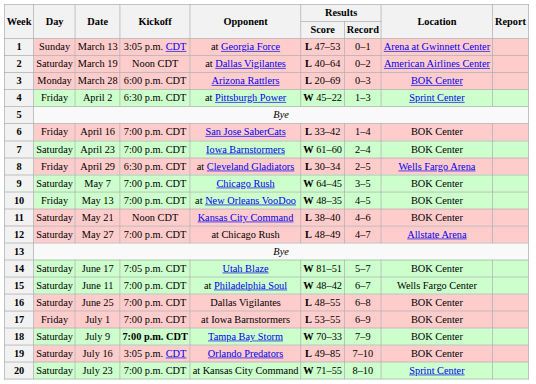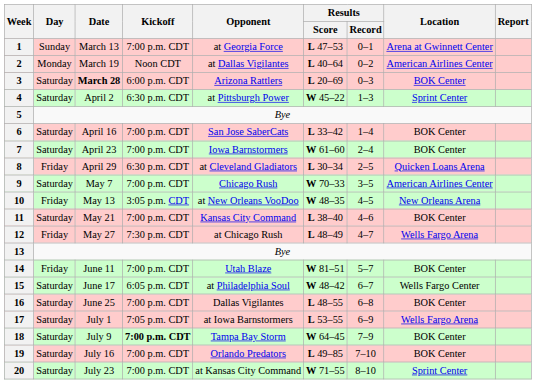(155, 47) 3:05 p.m. CDT -> (158, 47) 7:00 p.m. CDT
(55, 64) Saturday -> (55, 64) Monday
(55, 81) Monday -> (55, 81) Saturday
(98, 81) normal -> (99, 81) bold
(55, 98) Friday -> (55, 98) Saturday
(55, 132) Friday -> (55, 132) Saturday
(437, 166) Wells Fargo Arena -> (440, 166) Quicken Loans Arena
(323, 183) W 64–45 -> (325, 183) W 70–33
(437, 183) BOK Center -> (440, 183) American Airlines Center
(155, 200) 7:00 p.m. CDT -> (158, 200) 3:05 p.m. CDT
(437, 200) BOK Center -> (440, 200) New Orleans Arena
(155, 217) Noon CDT -> (158, 217) 7:00 p.m. CDT
(55, 234) Saturday -> (55, 234) Friday
(155, 234) 7:00 p.m. CDT -> (158, 234) 7:30 p.m. CDT
(437, 234) Allstate Arena -> (440, 234) Wells Fargo Arena
(55, 268) Saturday -> (55, 268) Friday
(98, 268) June 17 -> (99, 268) June 11
(155, 268) 7:05 p.m. CDT -> (158, 268) 7:00 p.m. CDT
(98, 285) June 11 -> (99, 285) June 17
(155, 285) 7:00 p.m. CDT -> (158, 285) 6:05 p.m. CDT
(55, 319) Friday -> (55, 319) Saturday
(155, 319) 7:00 p.m. CDT -> (158, 319) 7:05 p.m. CDT
(437, 319) BOK Center -> (440, 319) Wells Fargo Arena
(323, 337) W 70–33 -> (325, 337) W 64–45
(155, 354) 3:05 p.m. CDT -> (158, 354) 7:00 p.m. CDT
